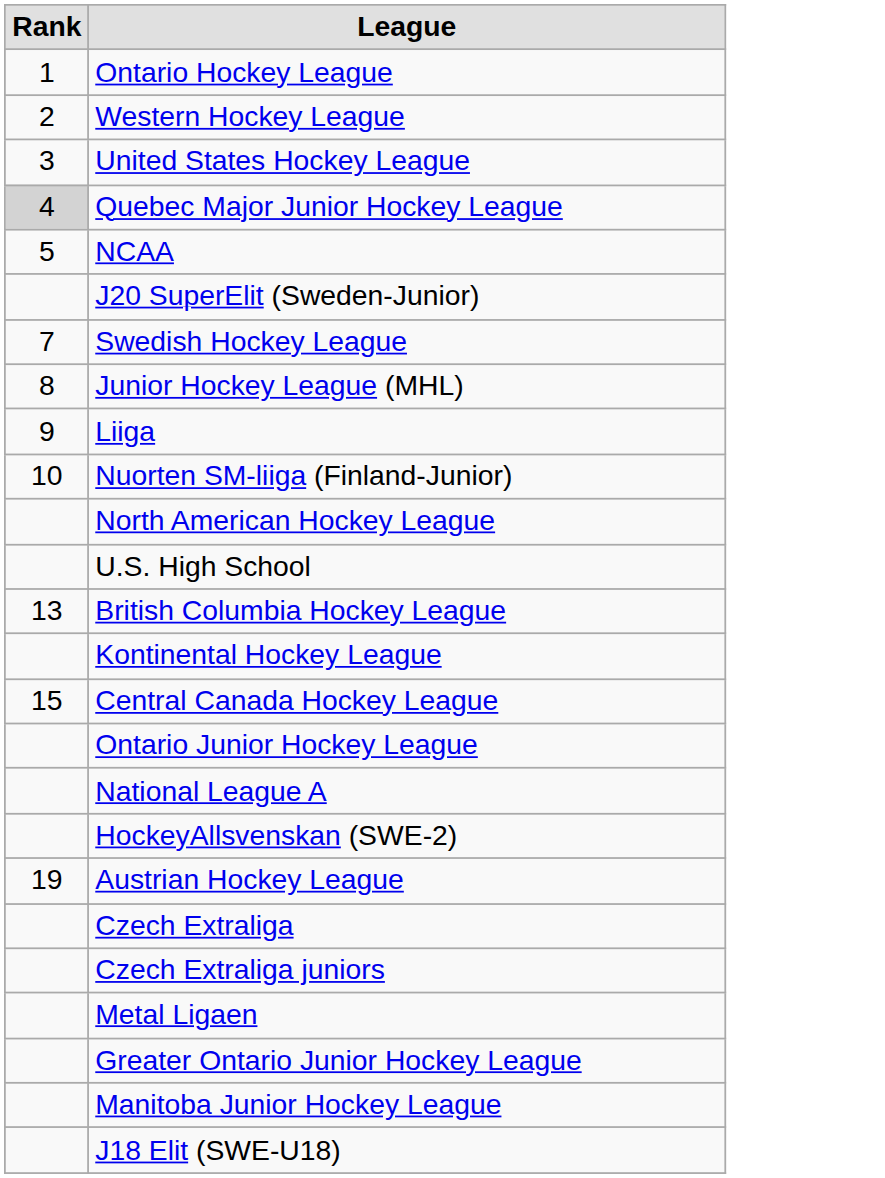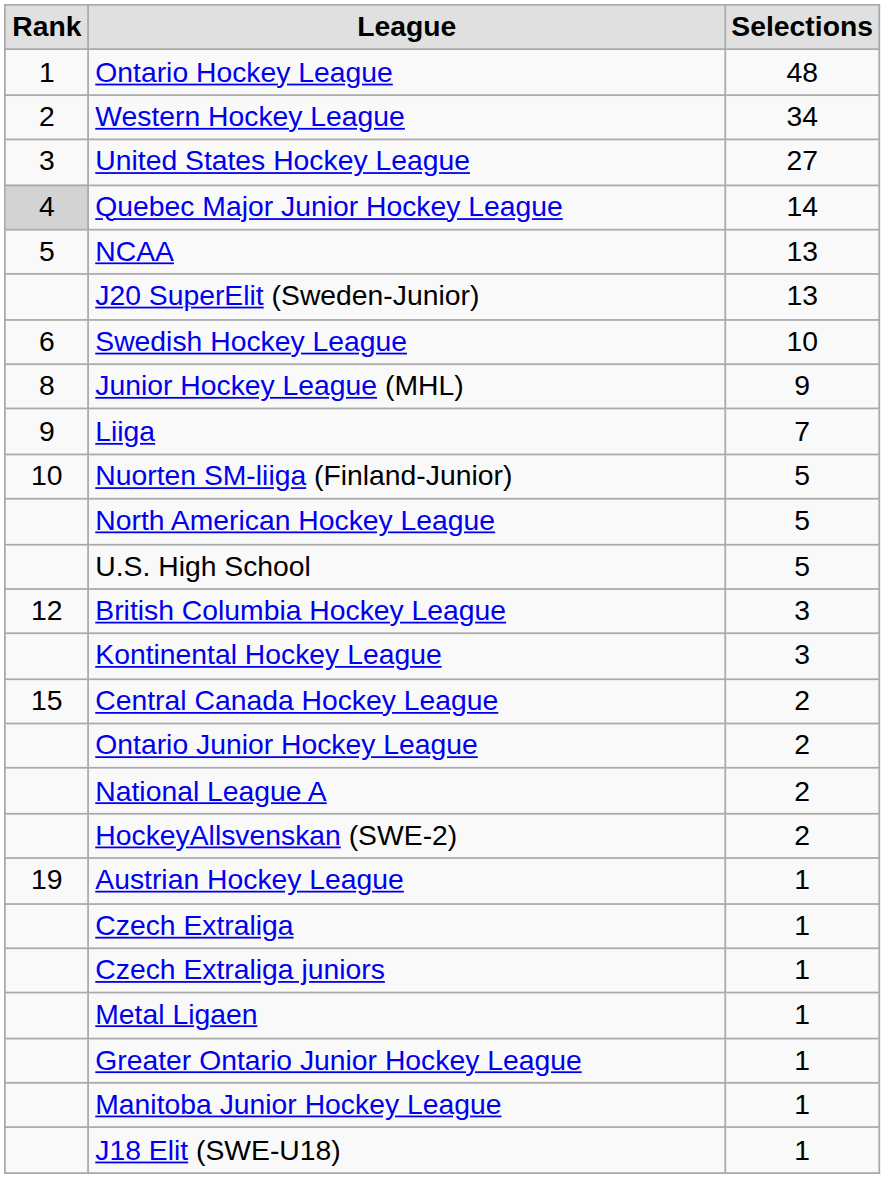+ column: (802, 26)
(47, 341) 7 -> (47, 341) 6
(47, 610) 13 -> (47, 610) 12
